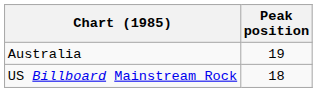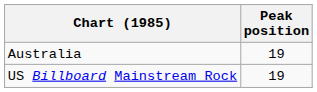(276, 76) 18 -> (276, 76) 19
